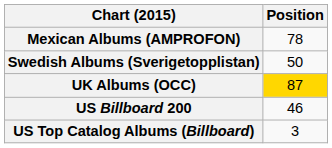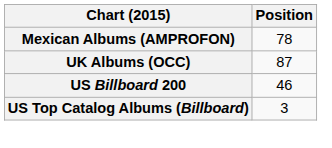- row: (134, 62)
(295, 85) gold background -> (284, 62) no background
